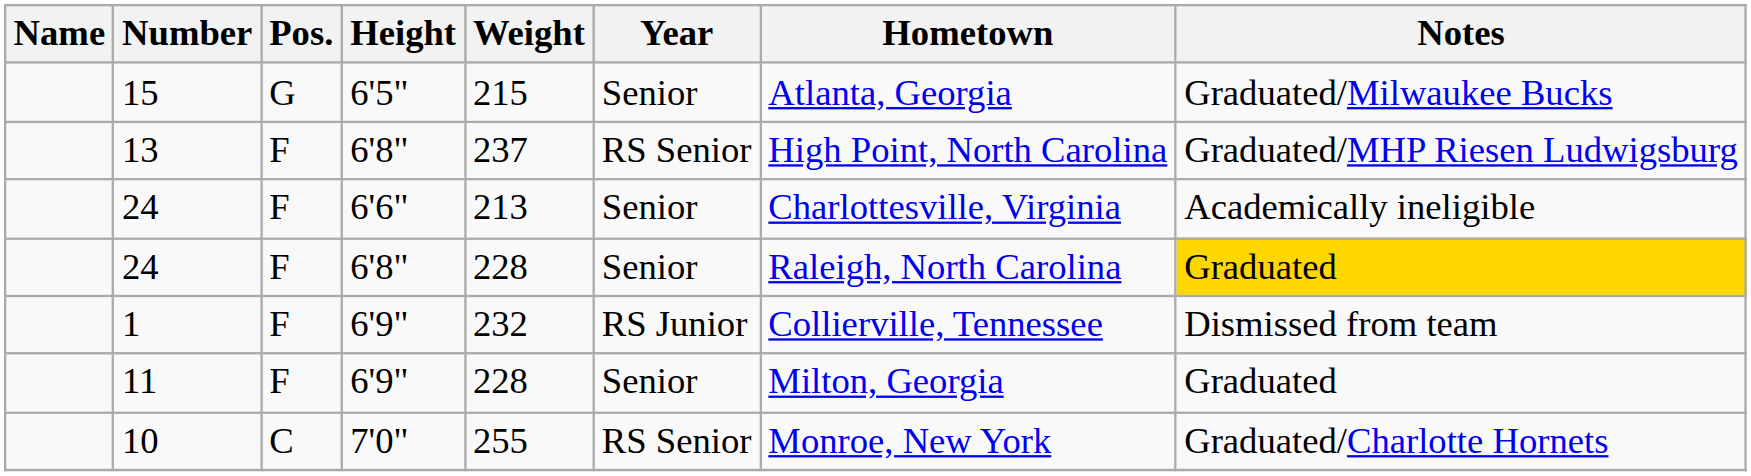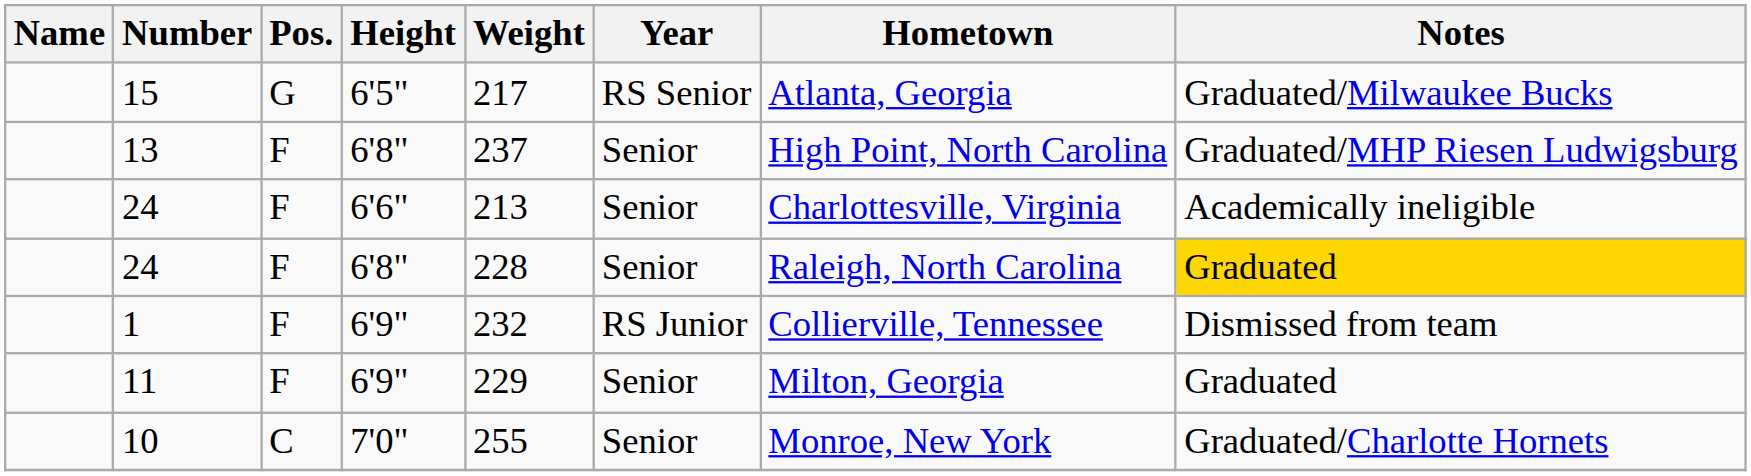(500, 91) 215 -> (500, 91) 217
(650, 91) Senior -> (677, 91) RS Senior
(677, 149) RS Senior -> (650, 149) Senior
(500, 382) 228 -> (500, 382) 229
(677, 440) RS Senior -> (650, 440) Senior
